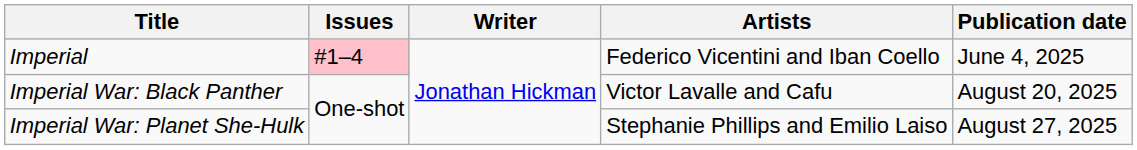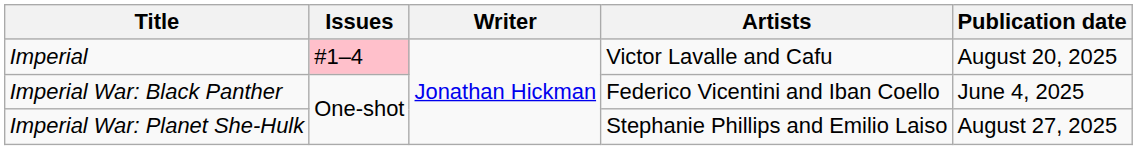(773, 56) Federico Vicentini and Iban Coello -> (719, 56) Victor Lavalle and Cafu
(1021, 56) June 4, 2025 -> (1037, 56) August 20, 2025
(719, 91) Victor Lavalle and Cafu -> (773, 91) Federico Vicentini and Iban Coello
(1037, 91) August 20, 2025 -> (1021, 91) June 4, 2025
